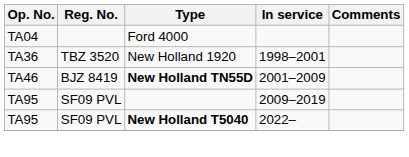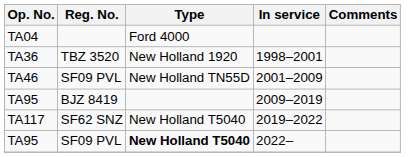(89, 78) BJZ 8419 -> (91, 78) SF09 PVL
(190, 78) bold -> (189, 78) normal
(91, 99) SF09 PVL -> (89, 99) BJZ 8419
+ row: (26, 120)
